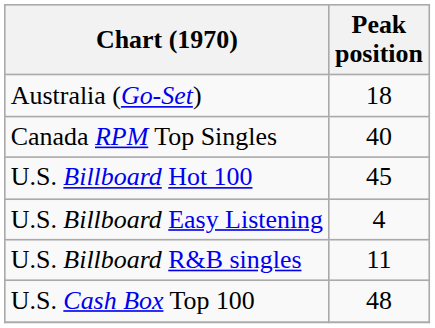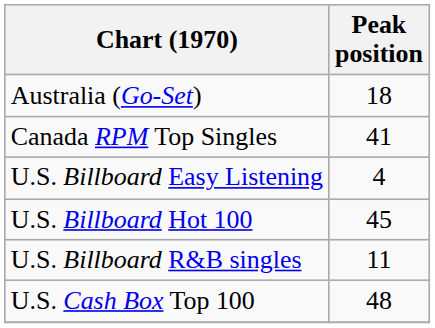(379, 136) 40 -> (379, 136) 41
rows swapped: (132, 177) <-> (167, 218)
